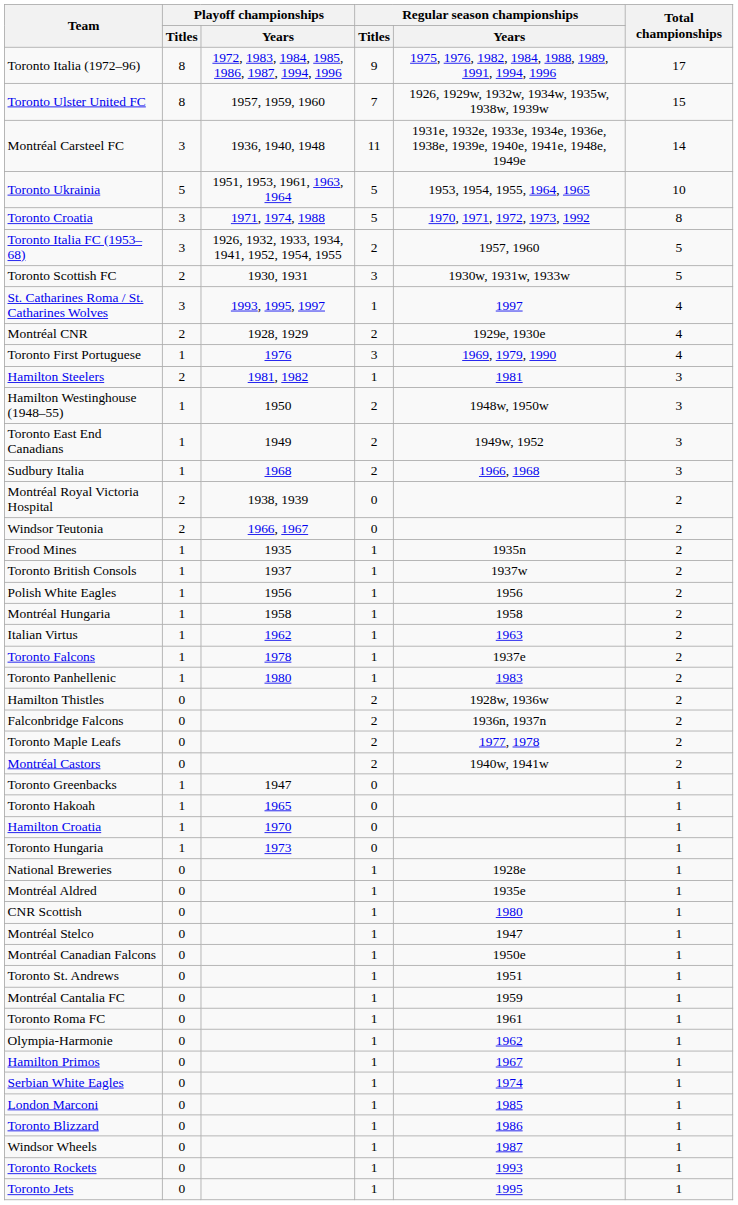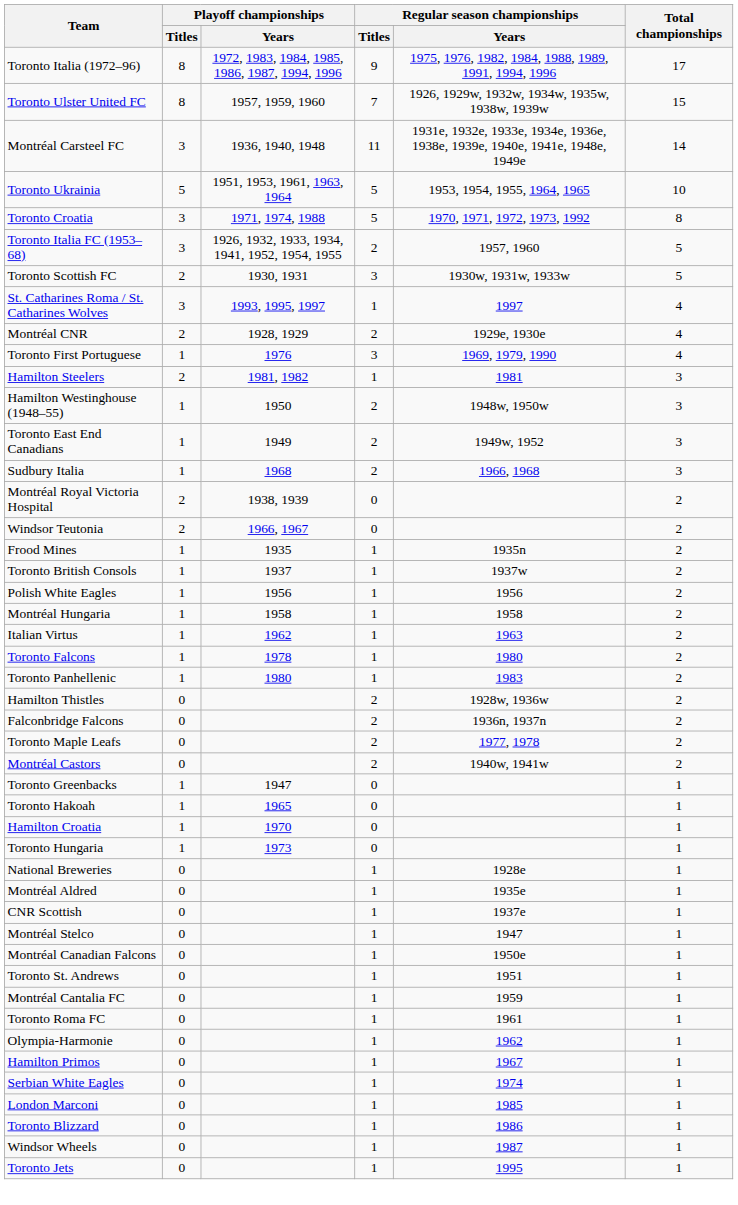(509, 656) 1937e -> (509, 656) 1980
(509, 912) 1980 -> (509, 912) 1937e
- row: (52, 1168)
